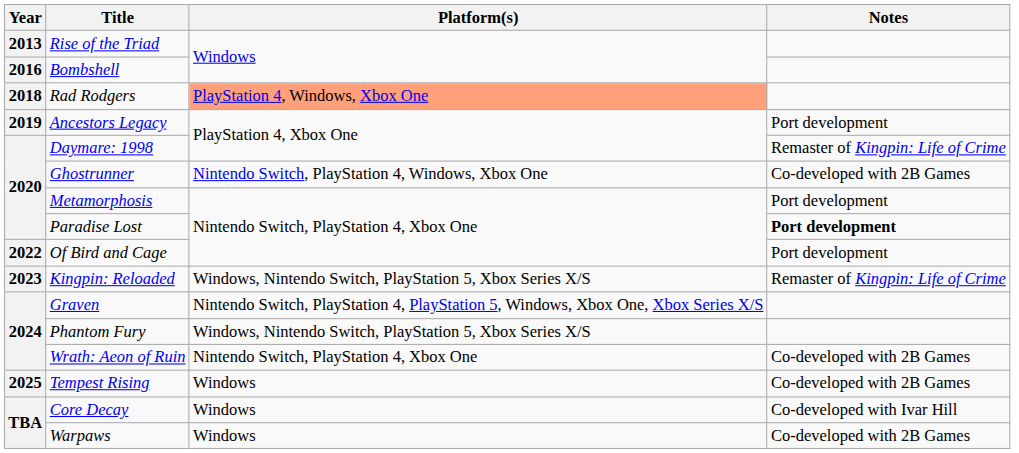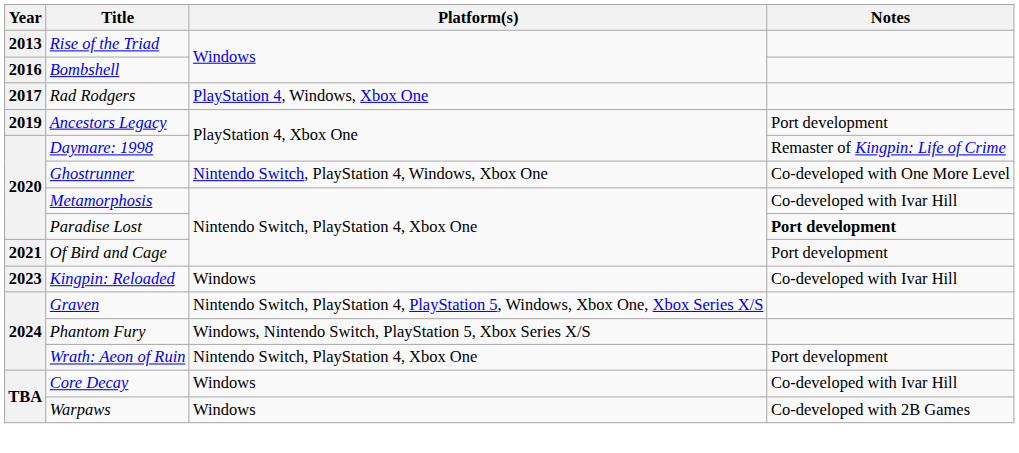(25, 95) 2018 -> (25, 95) 2017
(311, 95) lightsalmon background -> (311, 95) no background
(871, 174) Co-developed with 2B Games -> (890, 174) Co-developed with One More Level
(829, 200) Port development -> (864, 200) Co-developed with Ivar Hill
(25, 252) 2022 -> (25, 252) 2021
(392, 278) Windows, Nintendo Switch, PlayStation 5, Xbox Series X/S -> (224, 278) Windows
(888, 278) Remaster of Kingpin: Life of Crime -> (864, 278) Co-developed with Ivar Hill
(871, 357) Co-developed with 2B Games -> (829, 357) Port development
- row: (100, 383)
